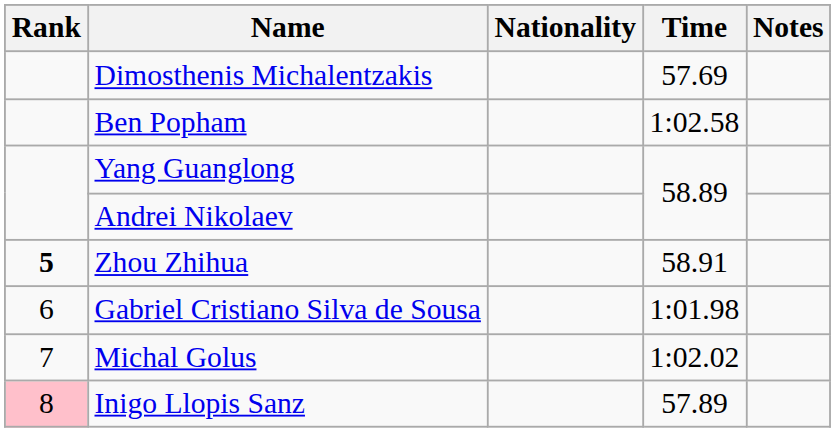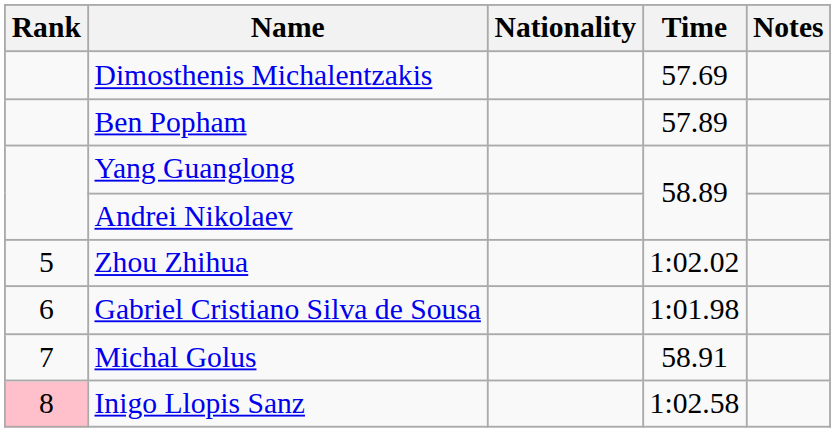(694, 121) 1:02.58 -> (694, 121) 57.89
(46, 262) bold -> (46, 262) normal
(694, 262) 58.91 -> (694, 262) 1:02.02
(694, 356) 1:02.02 -> (694, 356) 58.91
(694, 403) 57.89 -> (694, 403) 1:02.58
